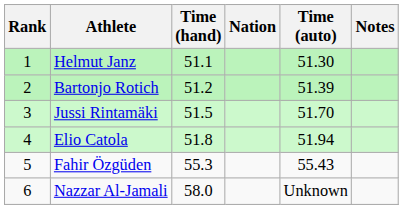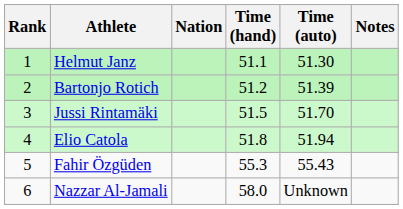columns swapped: (253, 26) <-> (198, 26)
